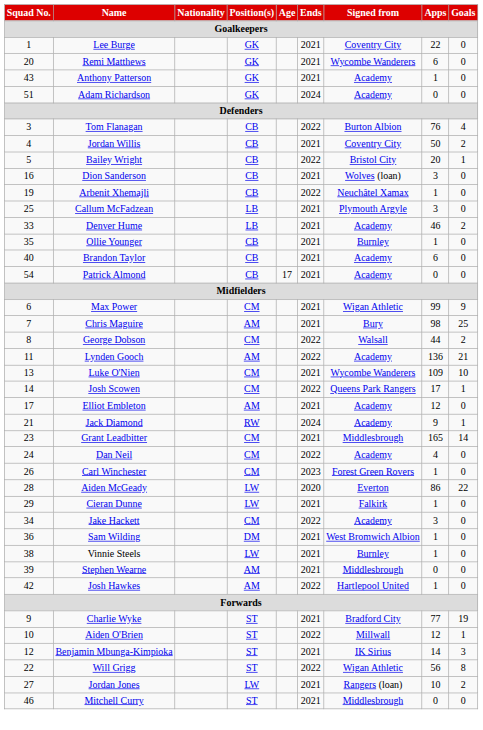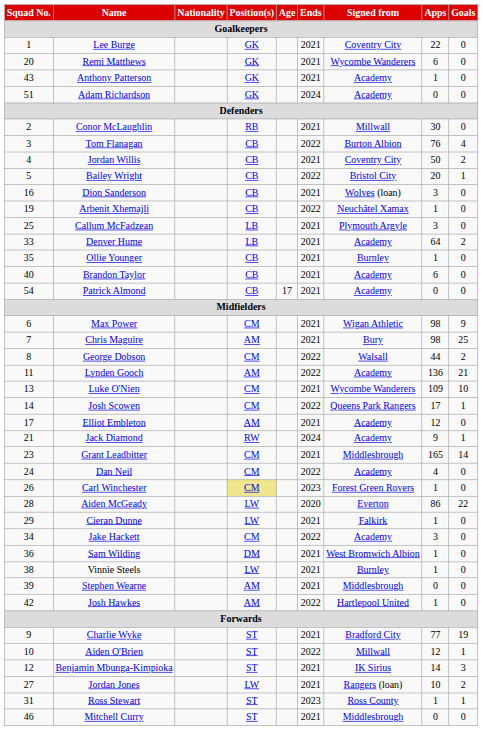+ row: (114, 127)
(435, 226) 46 -> (435, 242) 64
(435, 308) 99 -> (435, 324) 98
(252, 471) no background -> (252, 488) khaki background
- row: (114, 668)
+ row: (114, 701)
